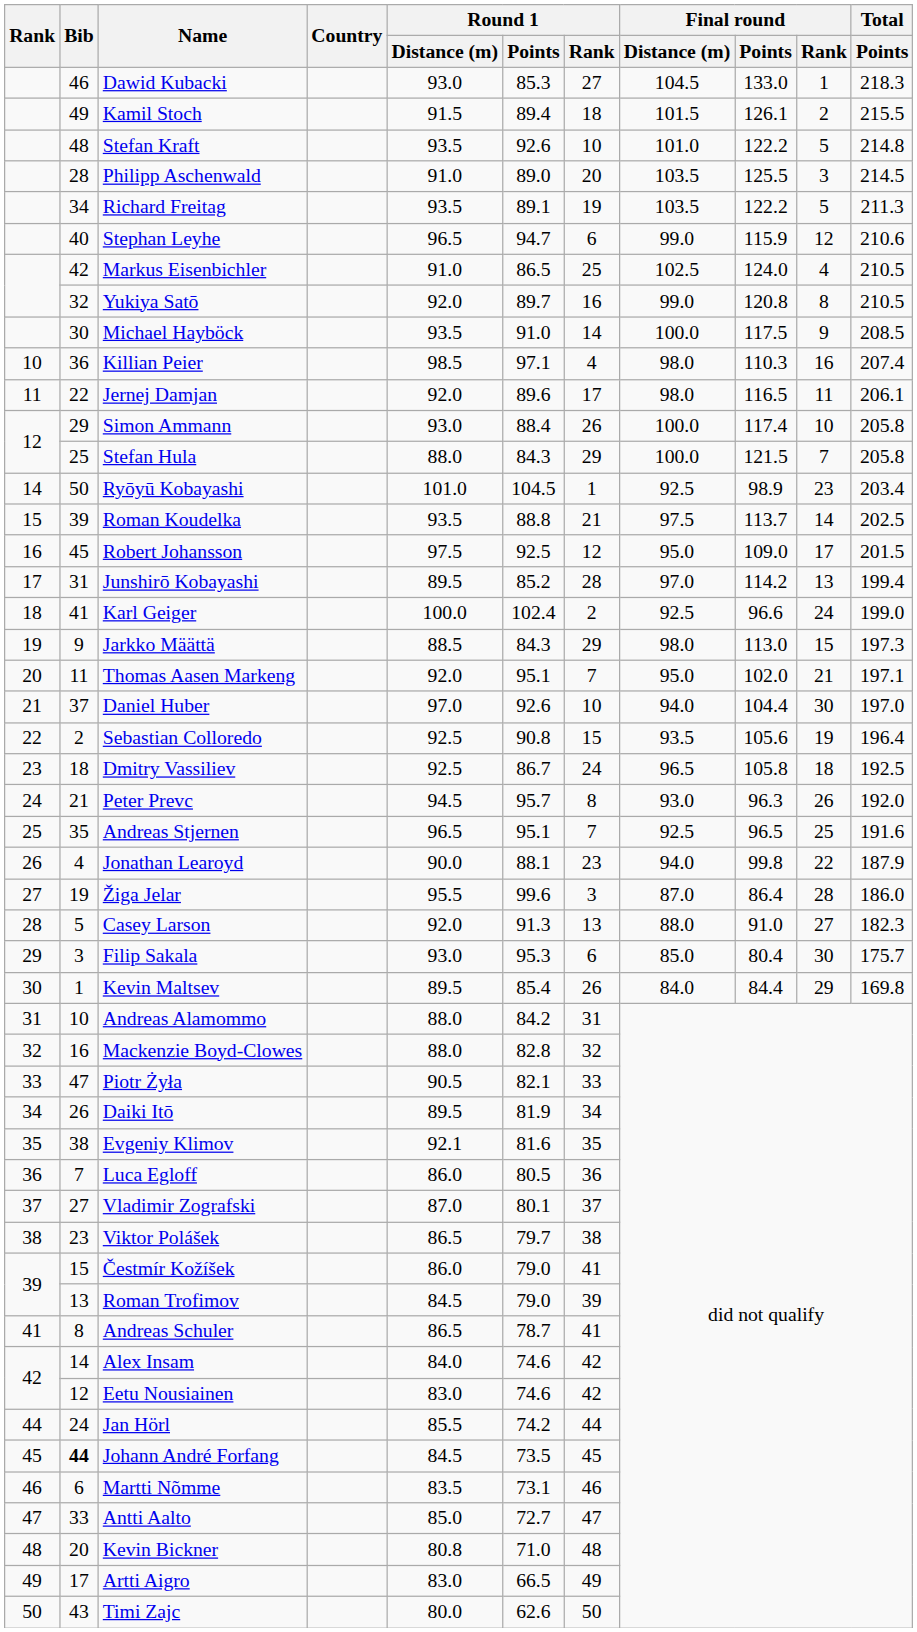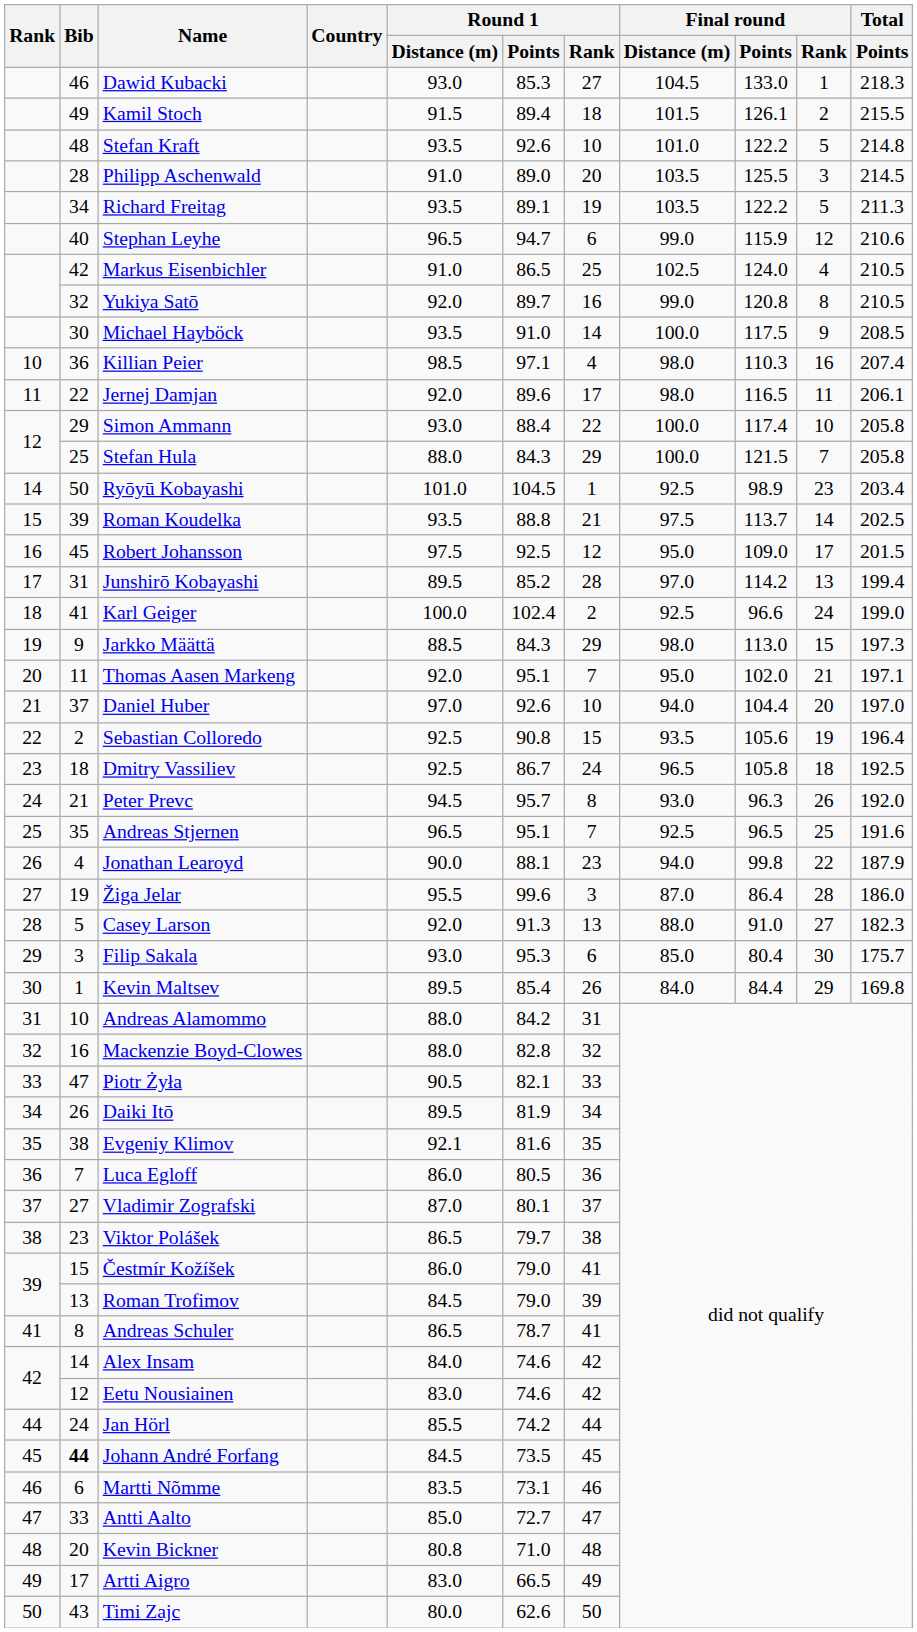(592, 425) 26 -> (592, 425) 22
(824, 706) 30 -> (824, 706) 20
